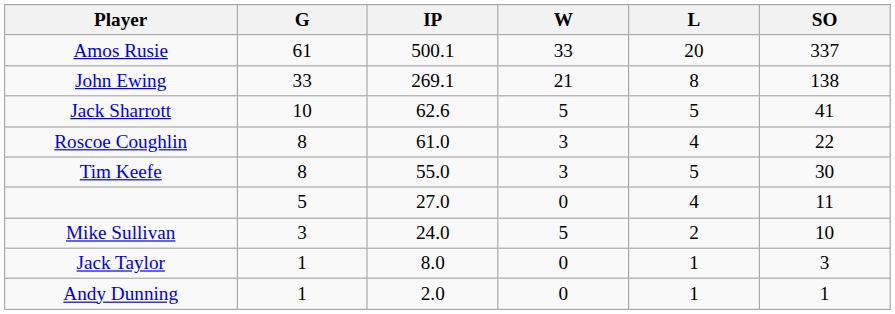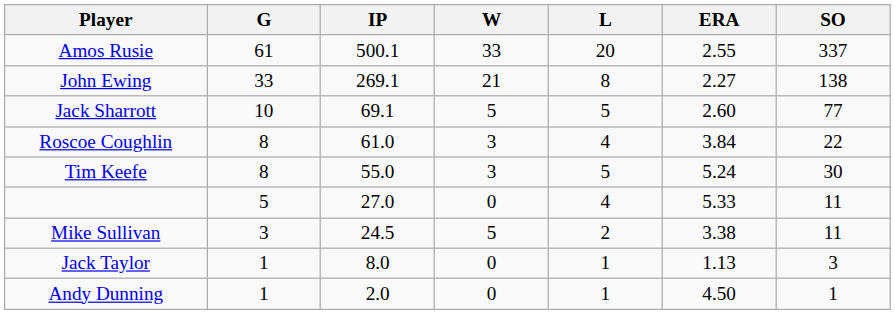+ column: (719, 19)
(433, 111) 62.6 -> (378, 111) 69.1
(825, 111) 41 -> (833, 111) 77
(433, 232) 24.0 -> (378, 232) 24.5
(825, 232) 10 -> (833, 232) 11
